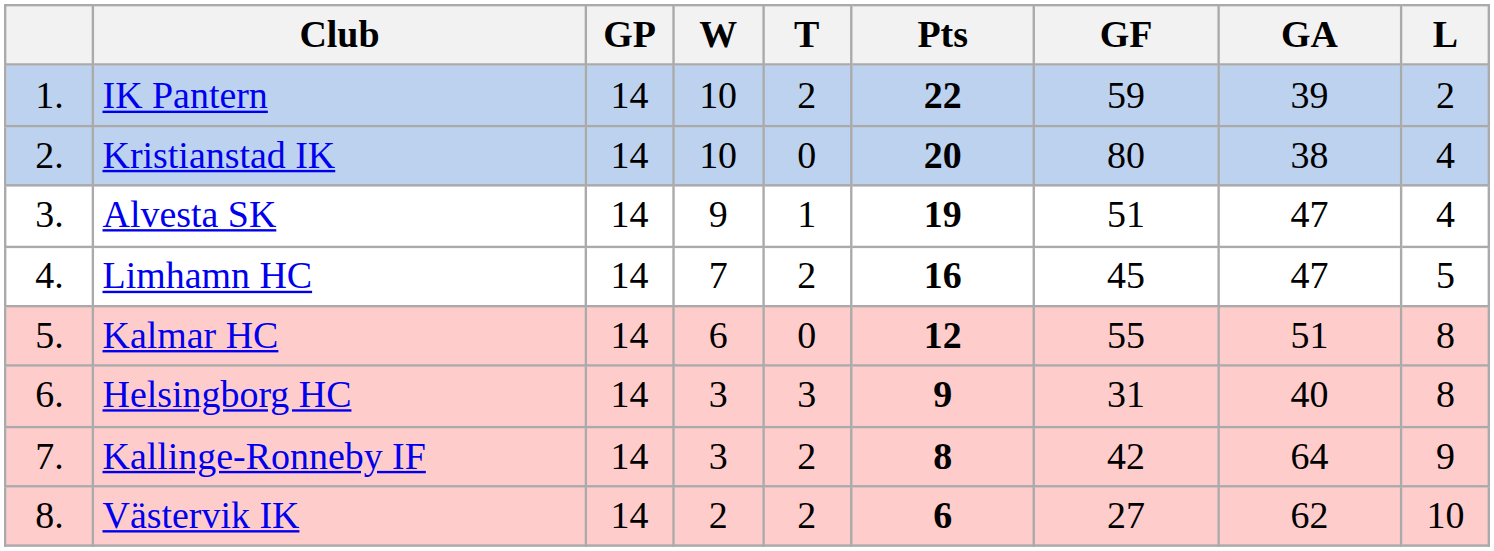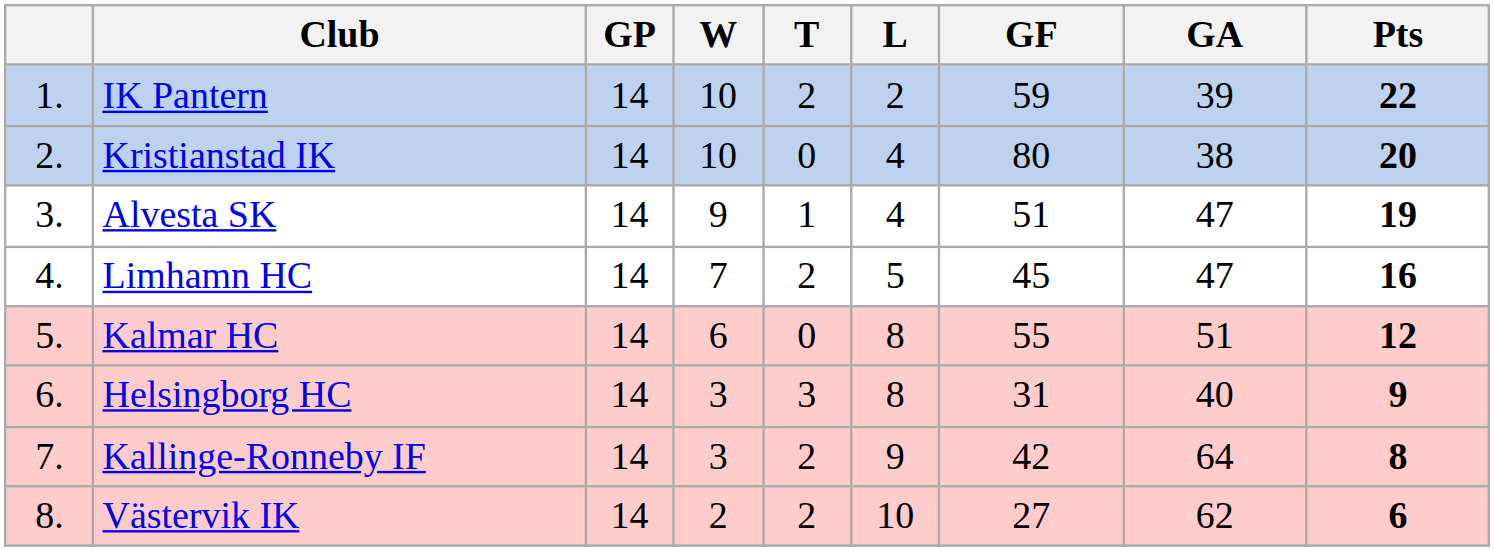columns swapped: (1445, 34) <-> (943, 34)
